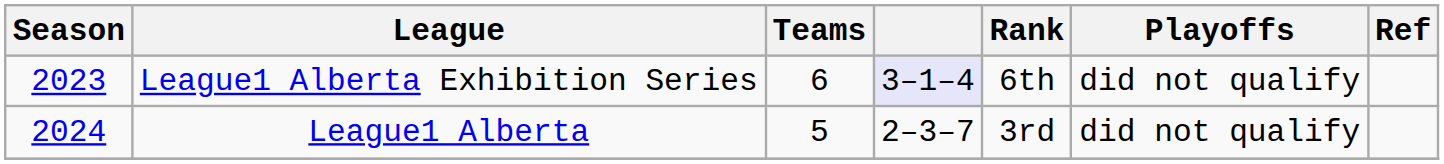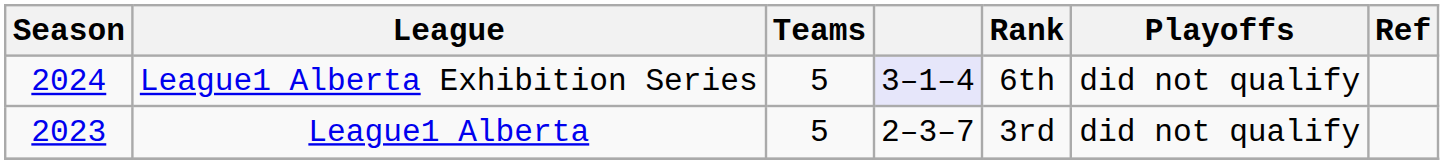(69, 81) 2023 -> (69, 81) 2024
(819, 81) 6 -> (819, 81) 5
(69, 132) 2024 -> (69, 132) 2023
